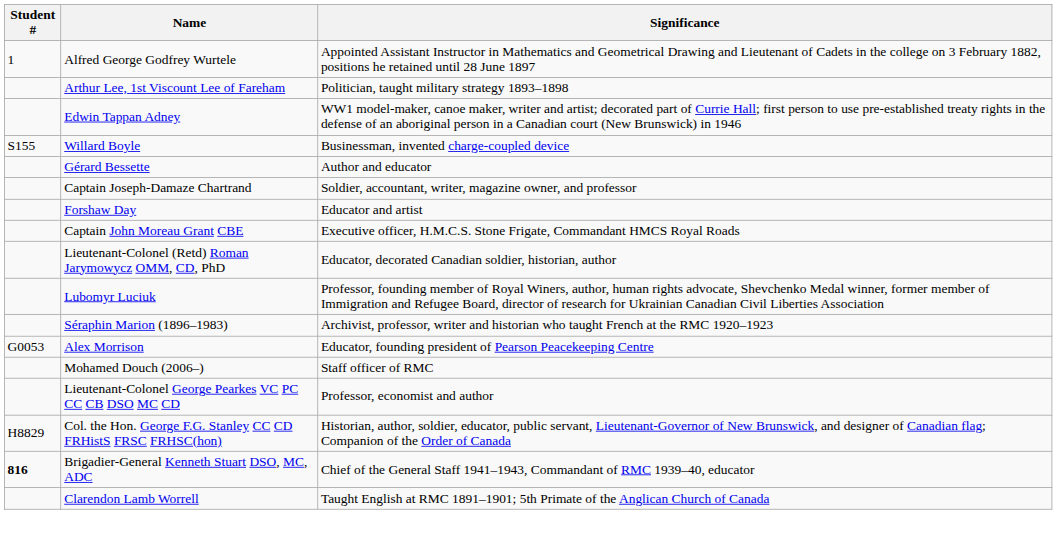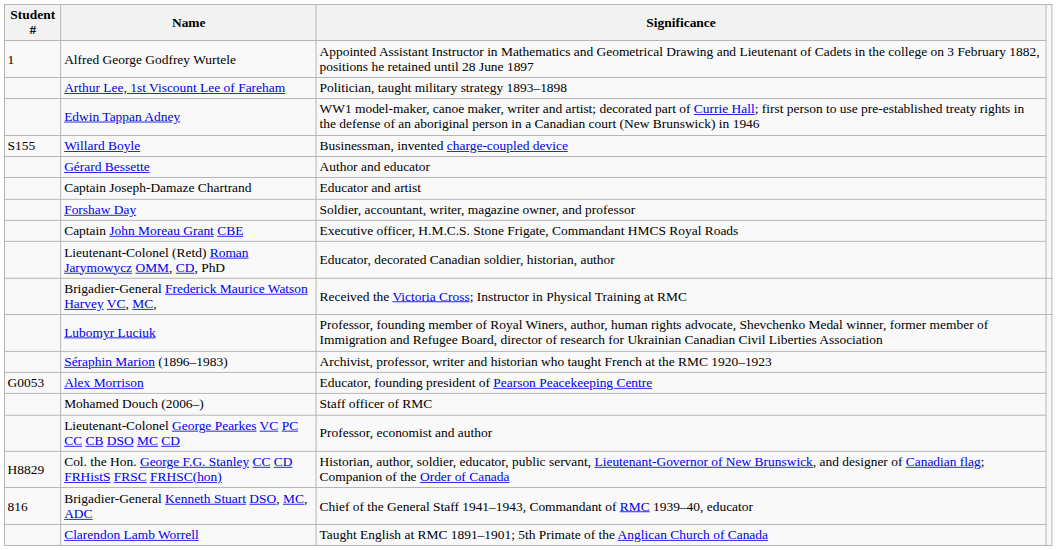(479, 188) Soldier, accountant, writer, magazine owner, and professor -> (370, 188) Educator and artist
(372, 209) Educator and artist -> (477, 209) Soldier, accountant, writer, magazine owner, and professor
+ row: (186, 296)
(18, 469) bold -> (18, 506) normal
